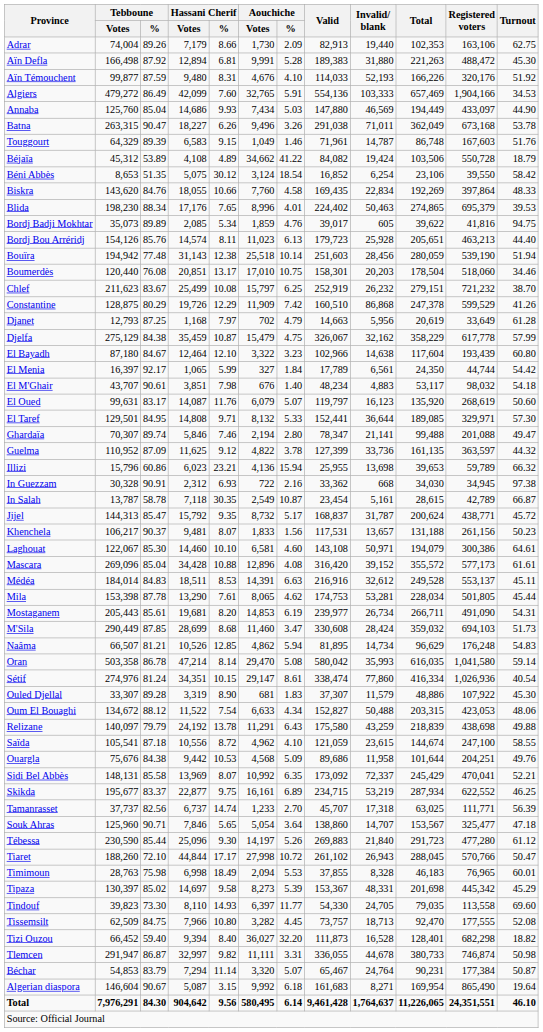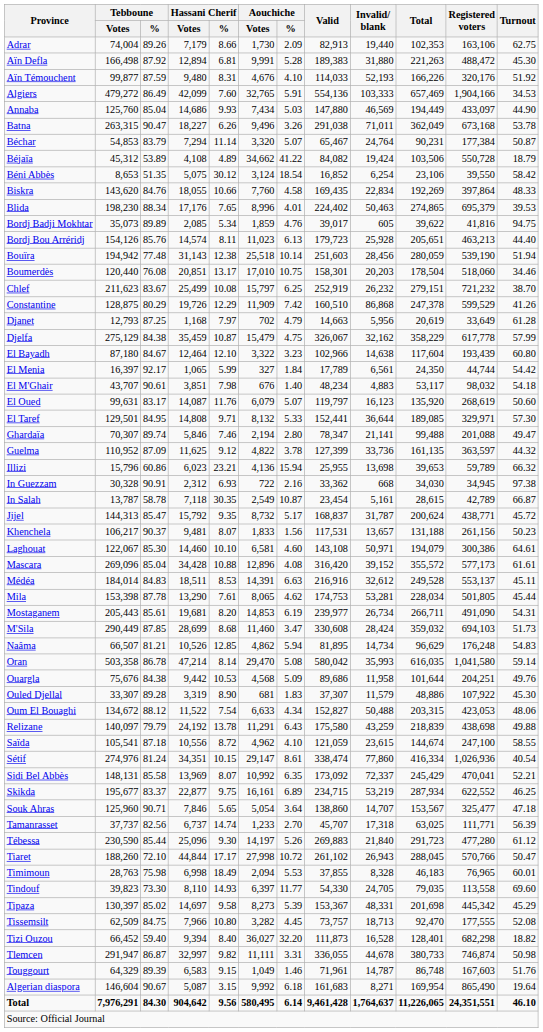rows swapped: (21, 970) <-> (28, 142)
rows swapped: (23, 759) <-> (16, 678)
rows swapped: (30, 824) <-> (32, 808)
rows swapped: (23, 905) <-> (20, 889)
